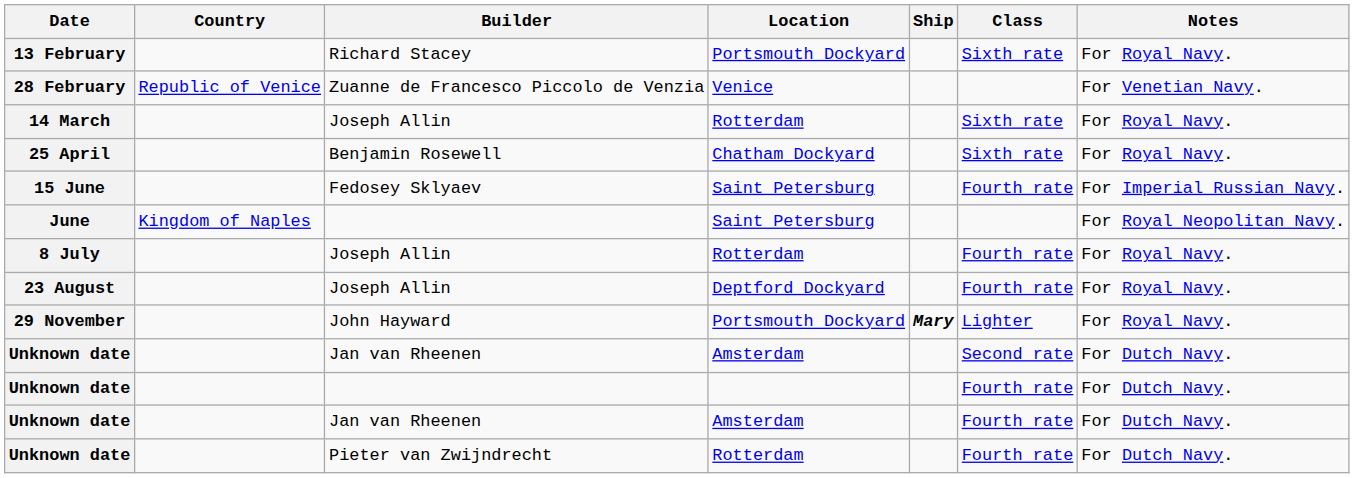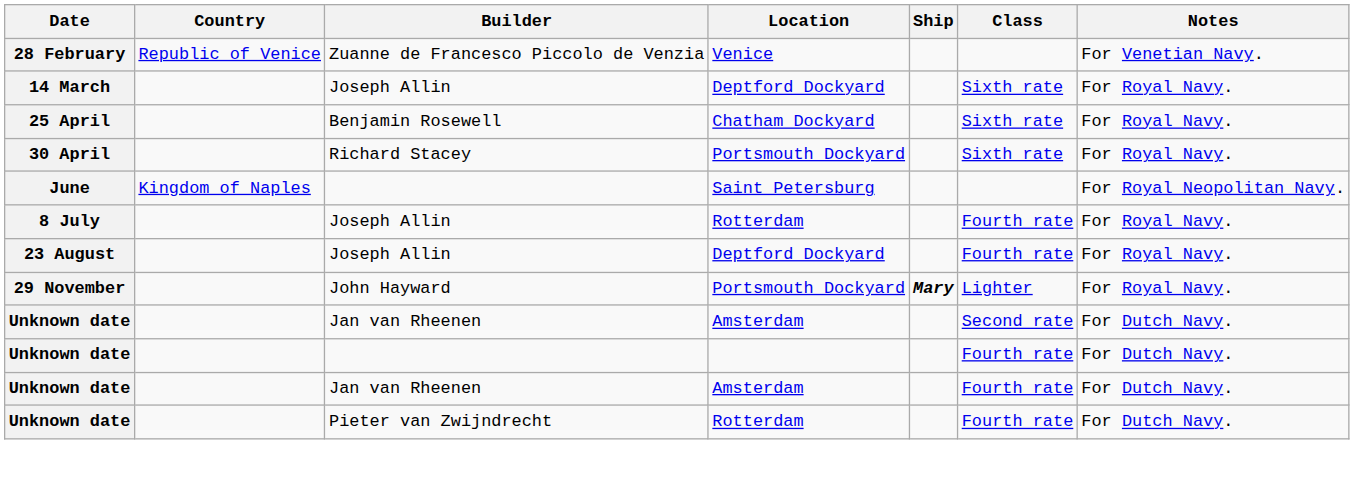- row: (70, 54)
(758, 121) Rotterdam -> (799, 88) Deptford Dockyard
+ row: (70, 155)
- row: (70, 188)
